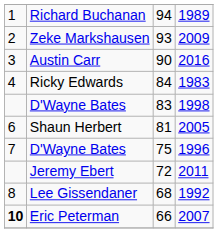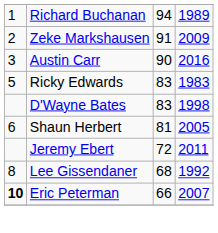(164, 37) 93 -> (164, 37) 91
(12, 82) 4 -> (12, 82) 5
(164, 82) 84 -> (164, 82) 83
- row: (78, 149)
